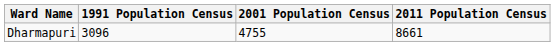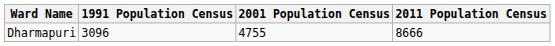(409, 32) 8661 -> (409, 32) 8666
